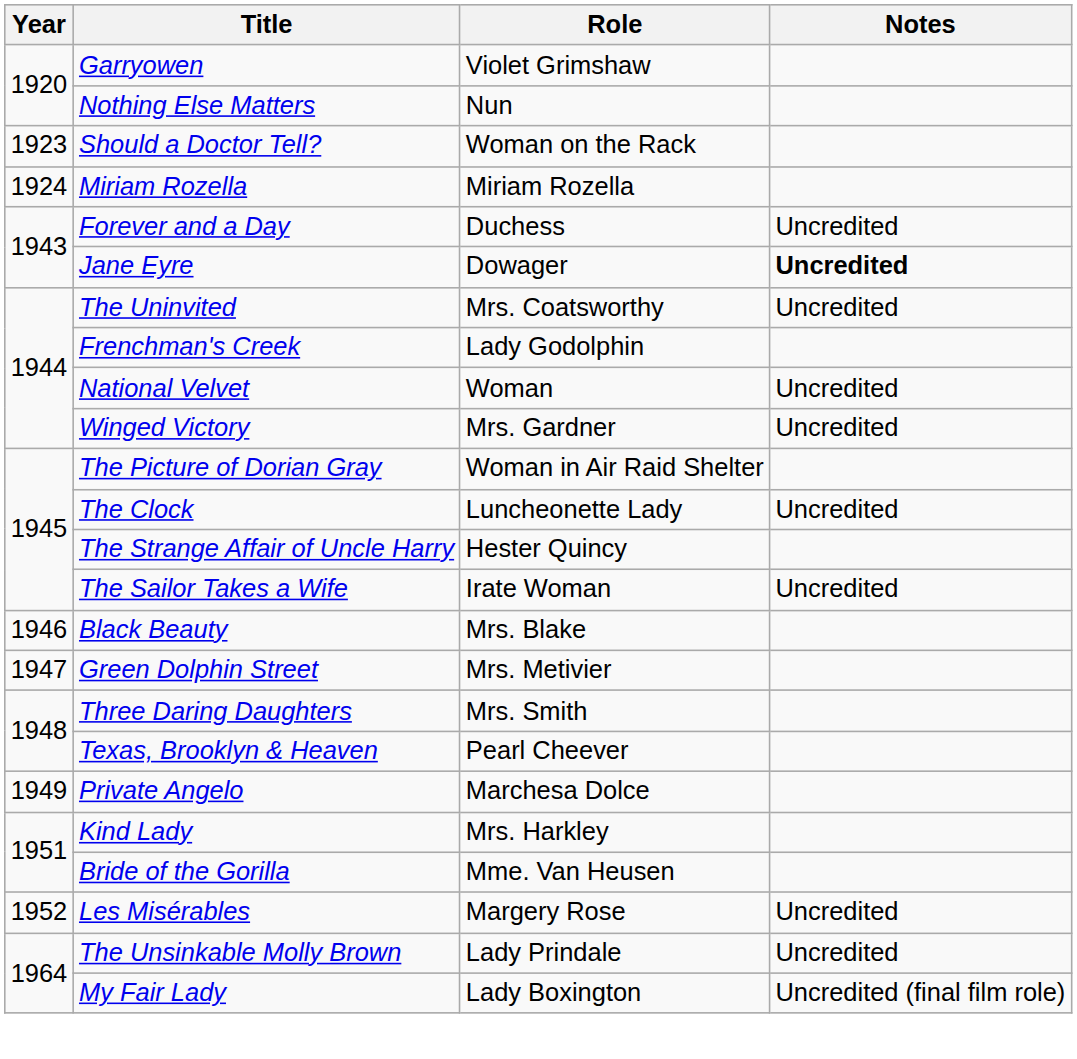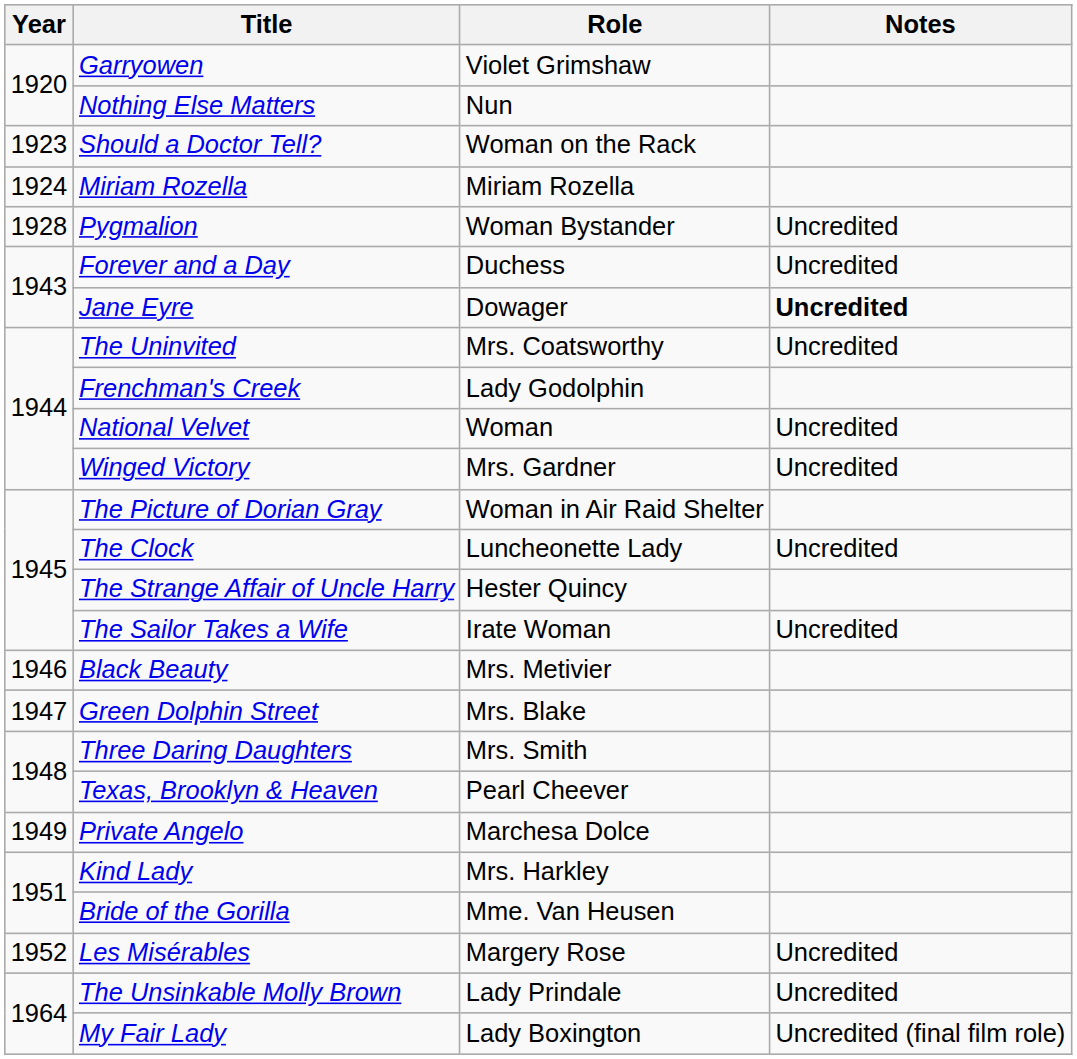+ row: (138, 226)
(526, 629) Mrs. Blake -> (539, 670) Mrs. Metivier
(539, 670) Mrs. Metivier -> (526, 710) Mrs. Blake
